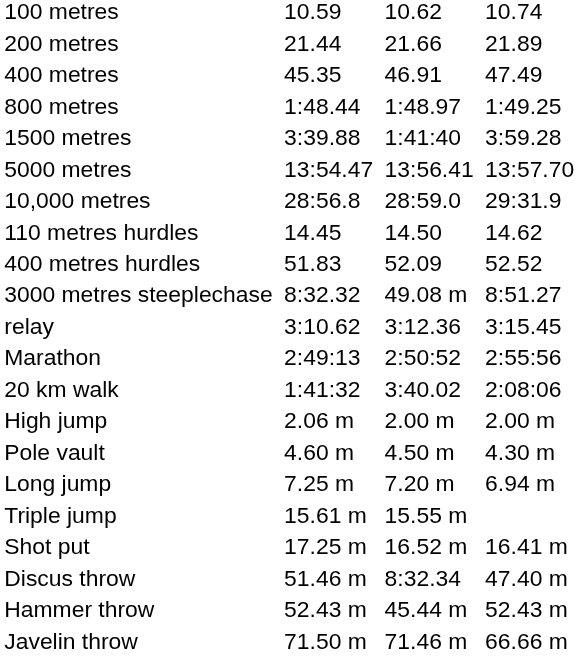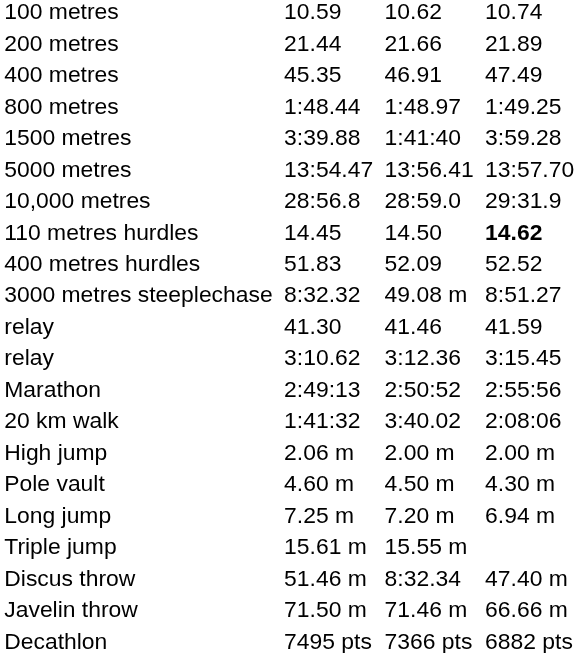(514, 232) normal -> (514, 232) bold
+ row: (29, 326)
- row: (47, 546)
- row: (79, 609)
+ row: (56, 641)
